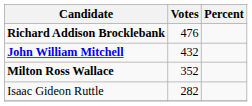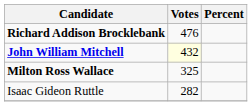(189, 52) no background -> (189, 52) lightyellow background
(189, 71) 352 -> (189, 71) 325
